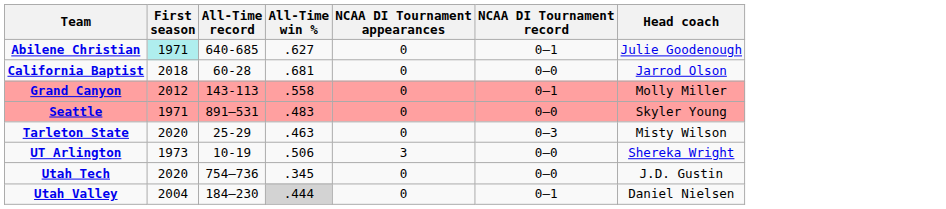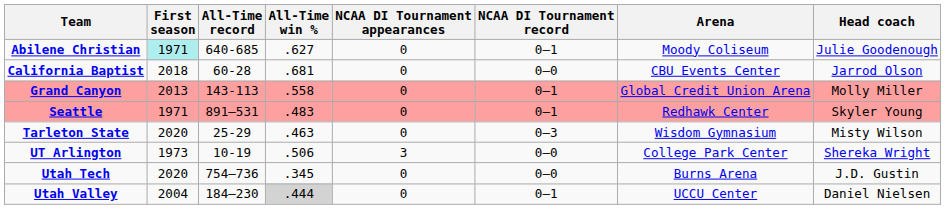+ column: (715, 22)
(173, 91) 2012 -> (173, 91) 2013
(546, 112) 0–0 -> (546, 112) 0–1
